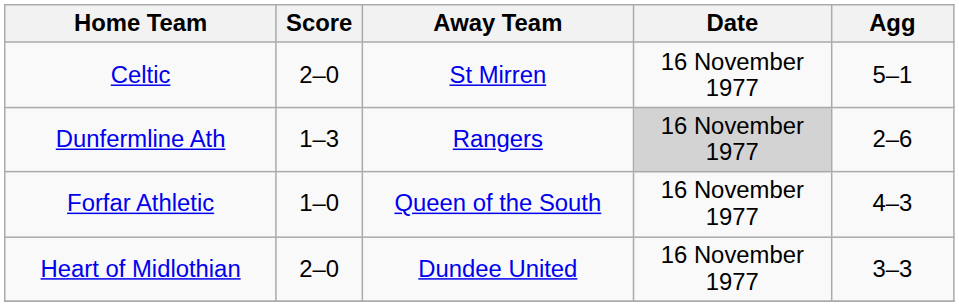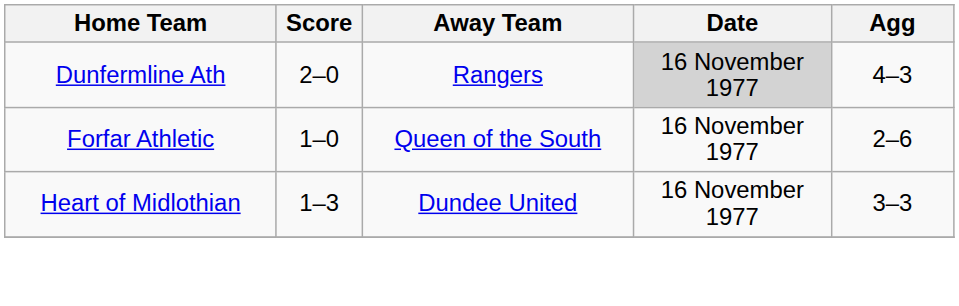- row: (141, 74)
(319, 139) 1–3 -> (319, 74) 2–0
(892, 139) 2–6 -> (892, 74) 4–3
(892, 203) 4–3 -> (892, 139) 2–6
(319, 268) 2–0 -> (319, 203) 1–3
